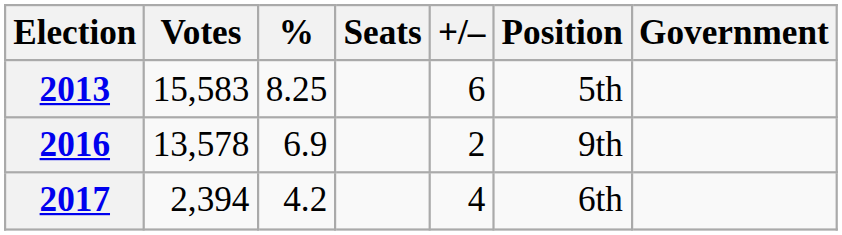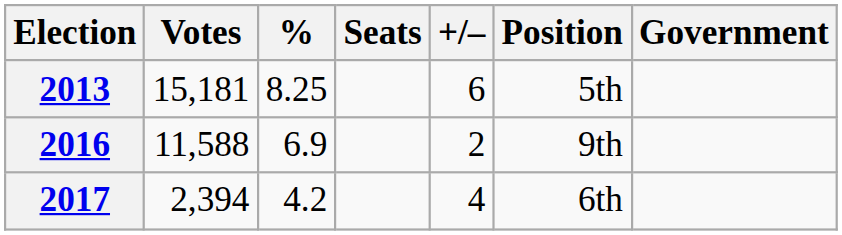(201, 88) 15,583 -> (201, 88) 15,181
(201, 144) 13,578 -> (202, 144) 11,588
